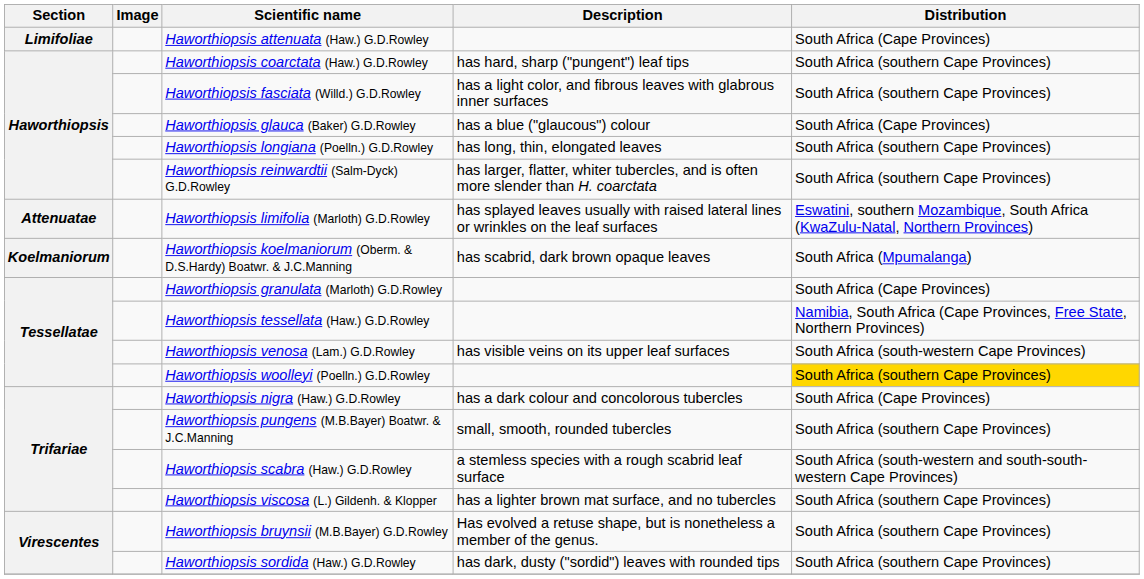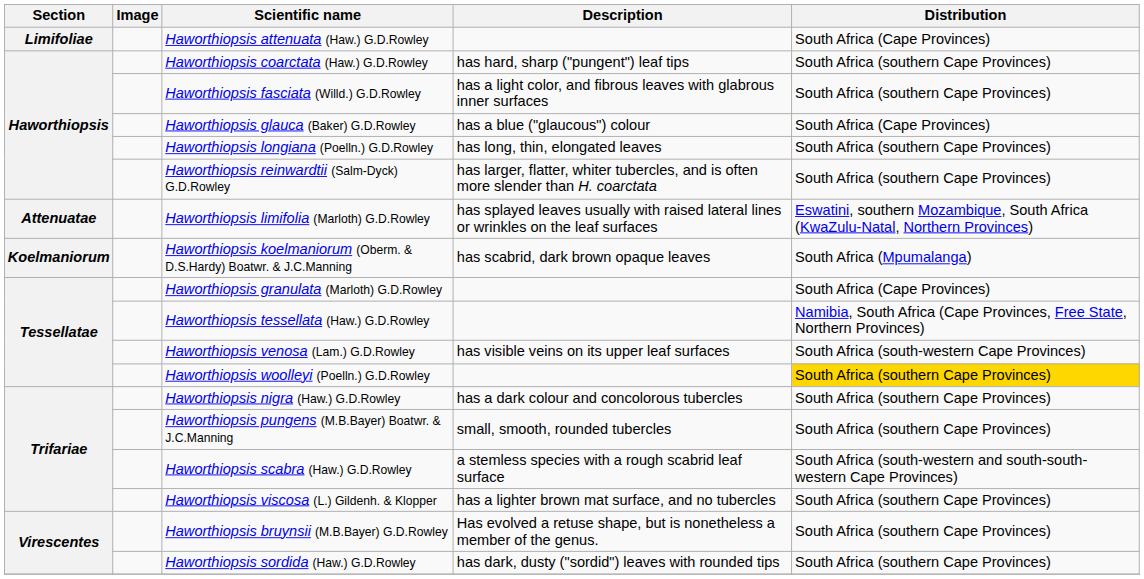(893, 398) South Africa (Cape Provinces) -> (923, 398) South Africa (southern Cape Provinces)
